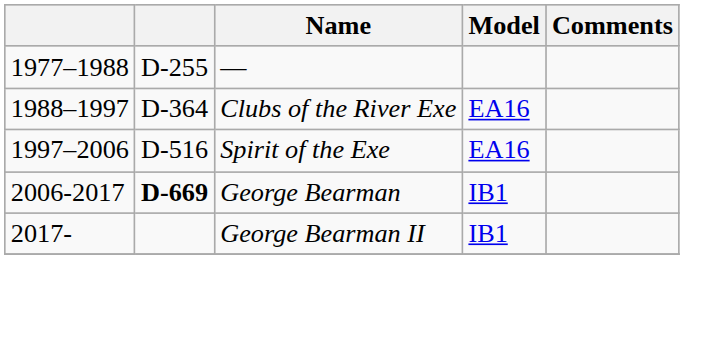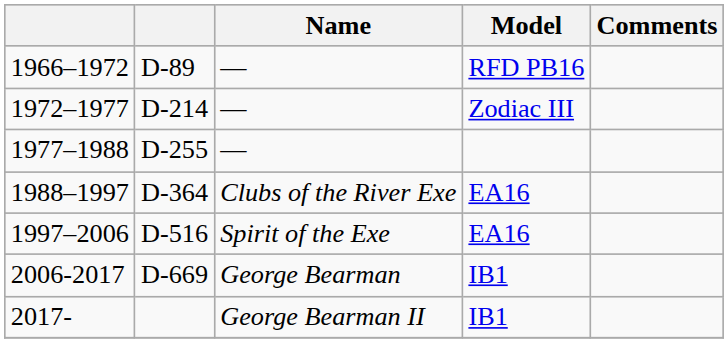+ row: (70, 66)
+ row: (70, 108)
(175, 191) bold -> (175, 274) normal
